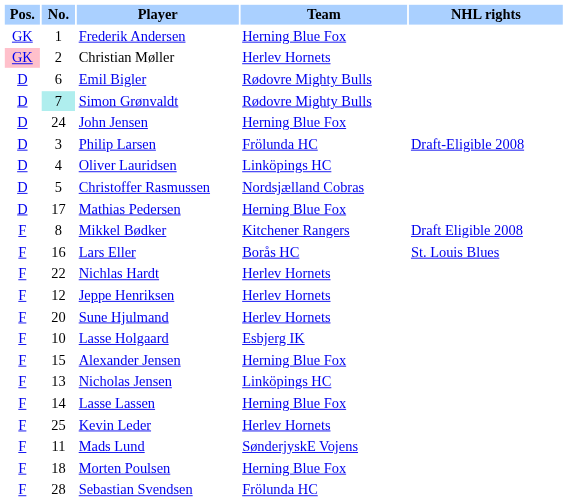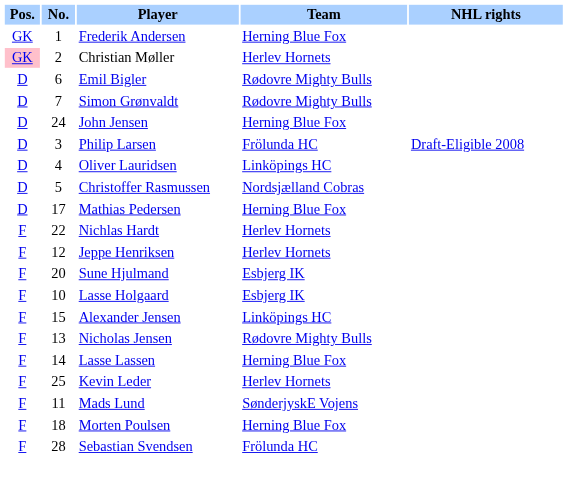(58, 101) paleturquoise background -> (58, 101) no background
- row: (122, 230)
- row: (107, 252)
(286, 317) Herlev Hornets -> (273, 273) Esbjerg IK
(294, 360) Herning Blue Fox -> (287, 317) Linköpings HC
(287, 381) Linköpings HC -> (307, 338) Rødovre Mighty Bulls
